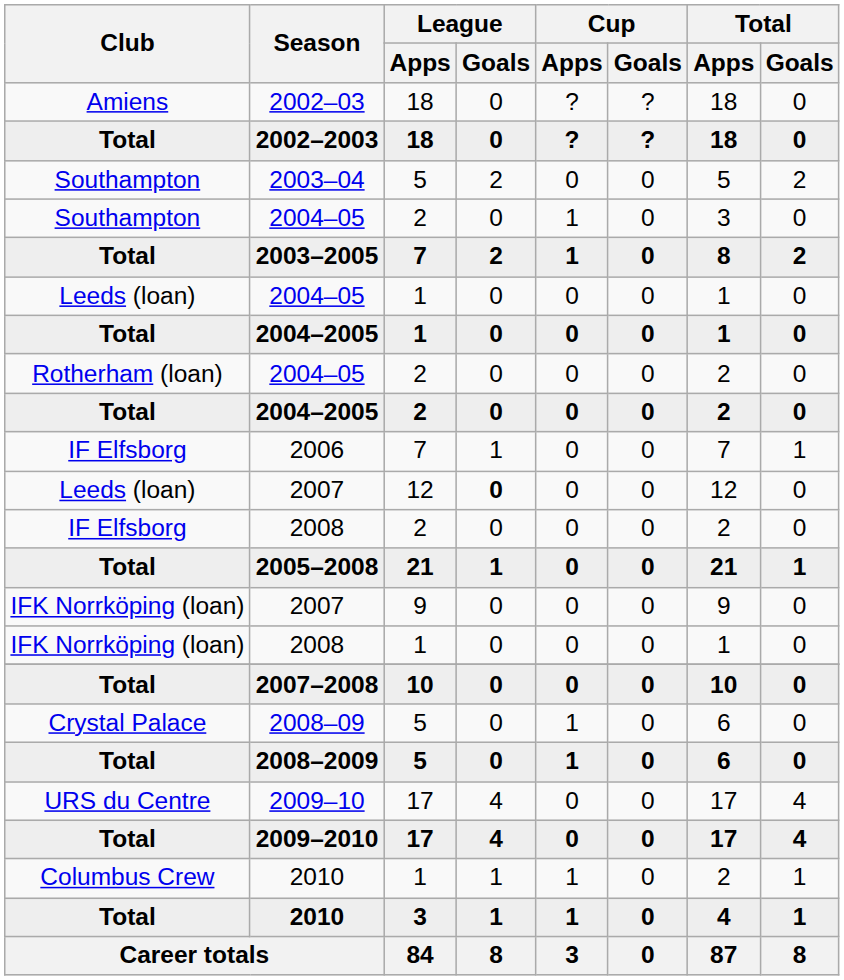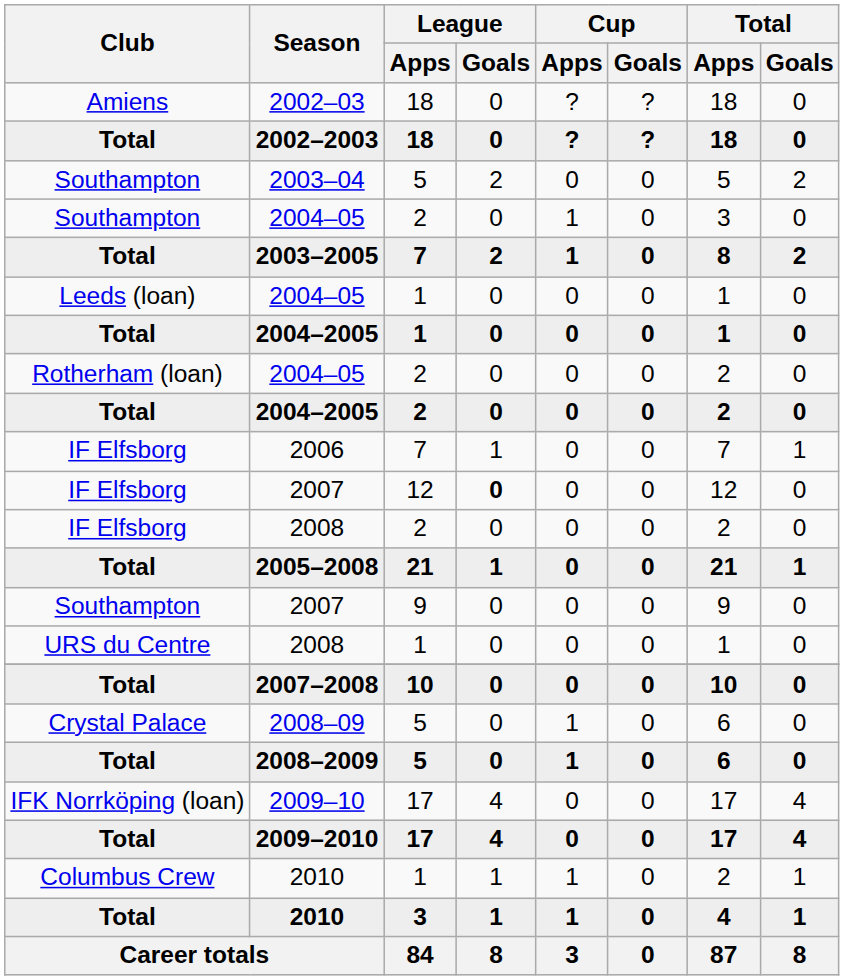(127, 489) Leeds (loan) -> (127, 489) IF Elfsborg
(127, 606) IFK Norrköping (loan) -> (127, 606) Southampton
(127, 645) IFK Norrköping (loan) -> (127, 645) URS du Centre
(127, 800) URS du Centre -> (127, 800) IFK Norrköping (loan)
